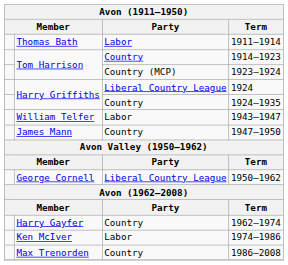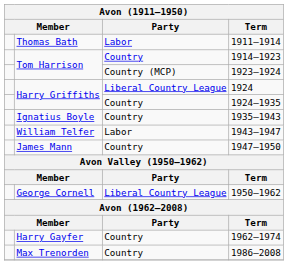+ row: (256, 117)
- row: (256, 238)
